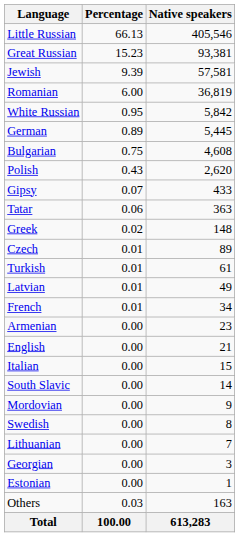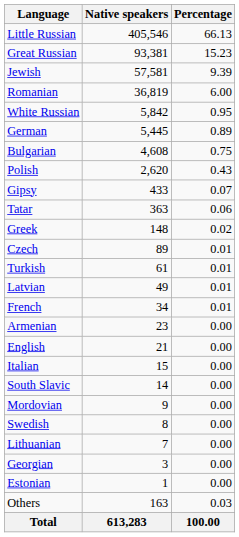columns swapped: (190, 14) <-> (114, 14)
